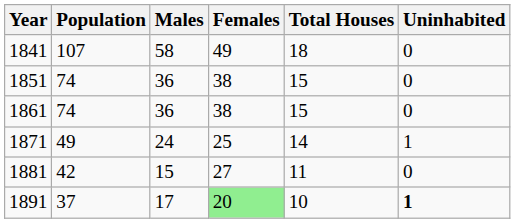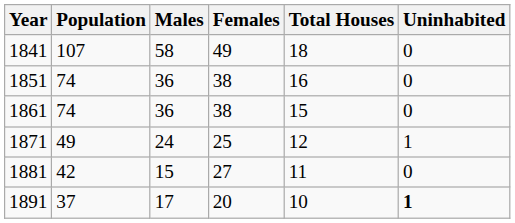(298, 80) 15 -> (298, 80) 16
(298, 141) 14 -> (298, 141) 12
(222, 202) lightgreen background -> (222, 202) no background
